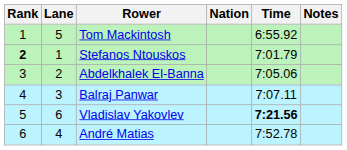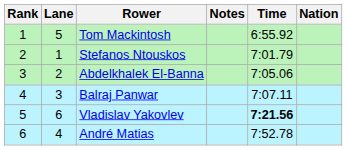columns swapped: (229, 14) <-> (321, 14)
(23, 54) bold -> (23, 54) normal
